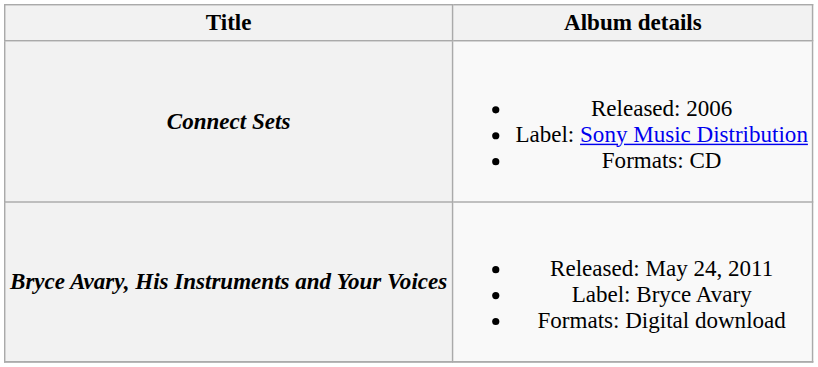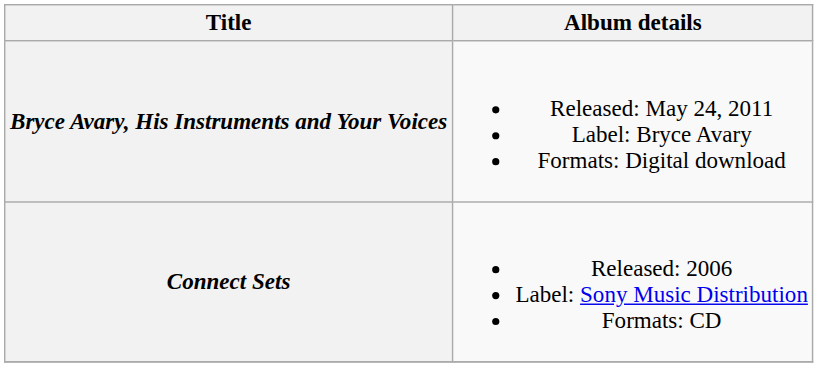rows swapped: (229, 121) <-> (229, 281)
